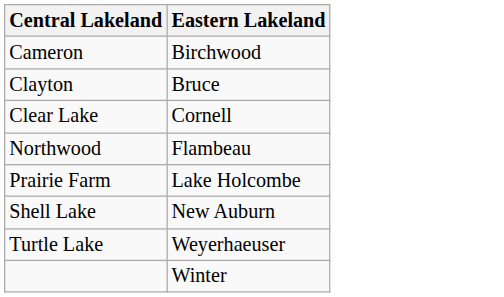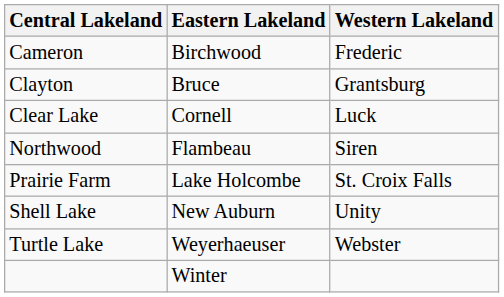+ column: (414, 20)
